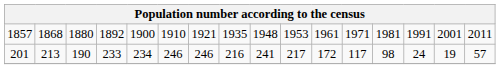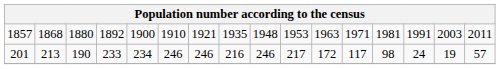(327, 34) 1961 -> (327, 34) 1963
(450, 34) 2001 -> (450, 34) 2003
(265, 53) 241 -> (265, 53) 246
